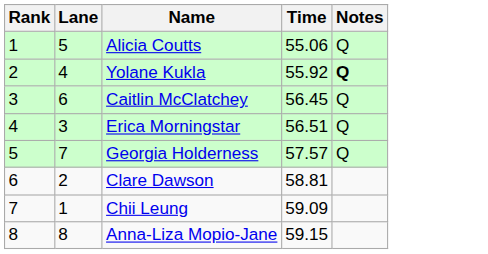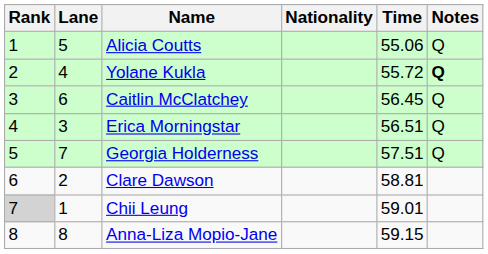+ column: (329, 18)
(307, 72) 55.92 -> (402, 72) 55.72
(307, 153) 57.57 -> (402, 153) 57.51
(13, 208) no background -> (13, 208) lightgrey background
(307, 208) 59.09 -> (402, 208) 59.01
